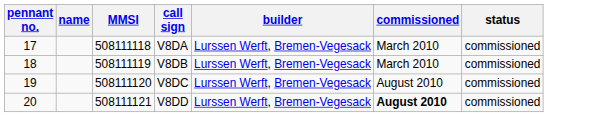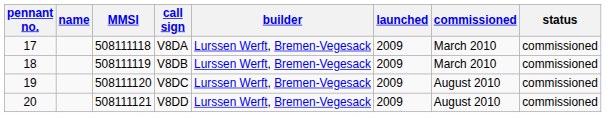+ column: (402, 20)
(412, 102) bold -> (467, 102) normal
